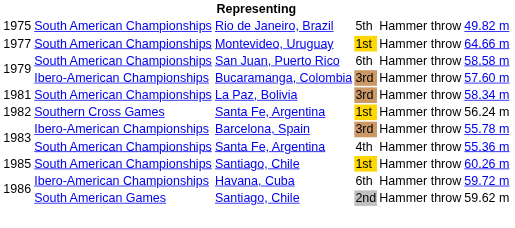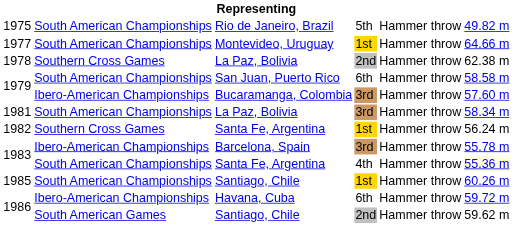+ row: (17, 60)
(487, 146) no background -> (487, 163) lightyellow background
